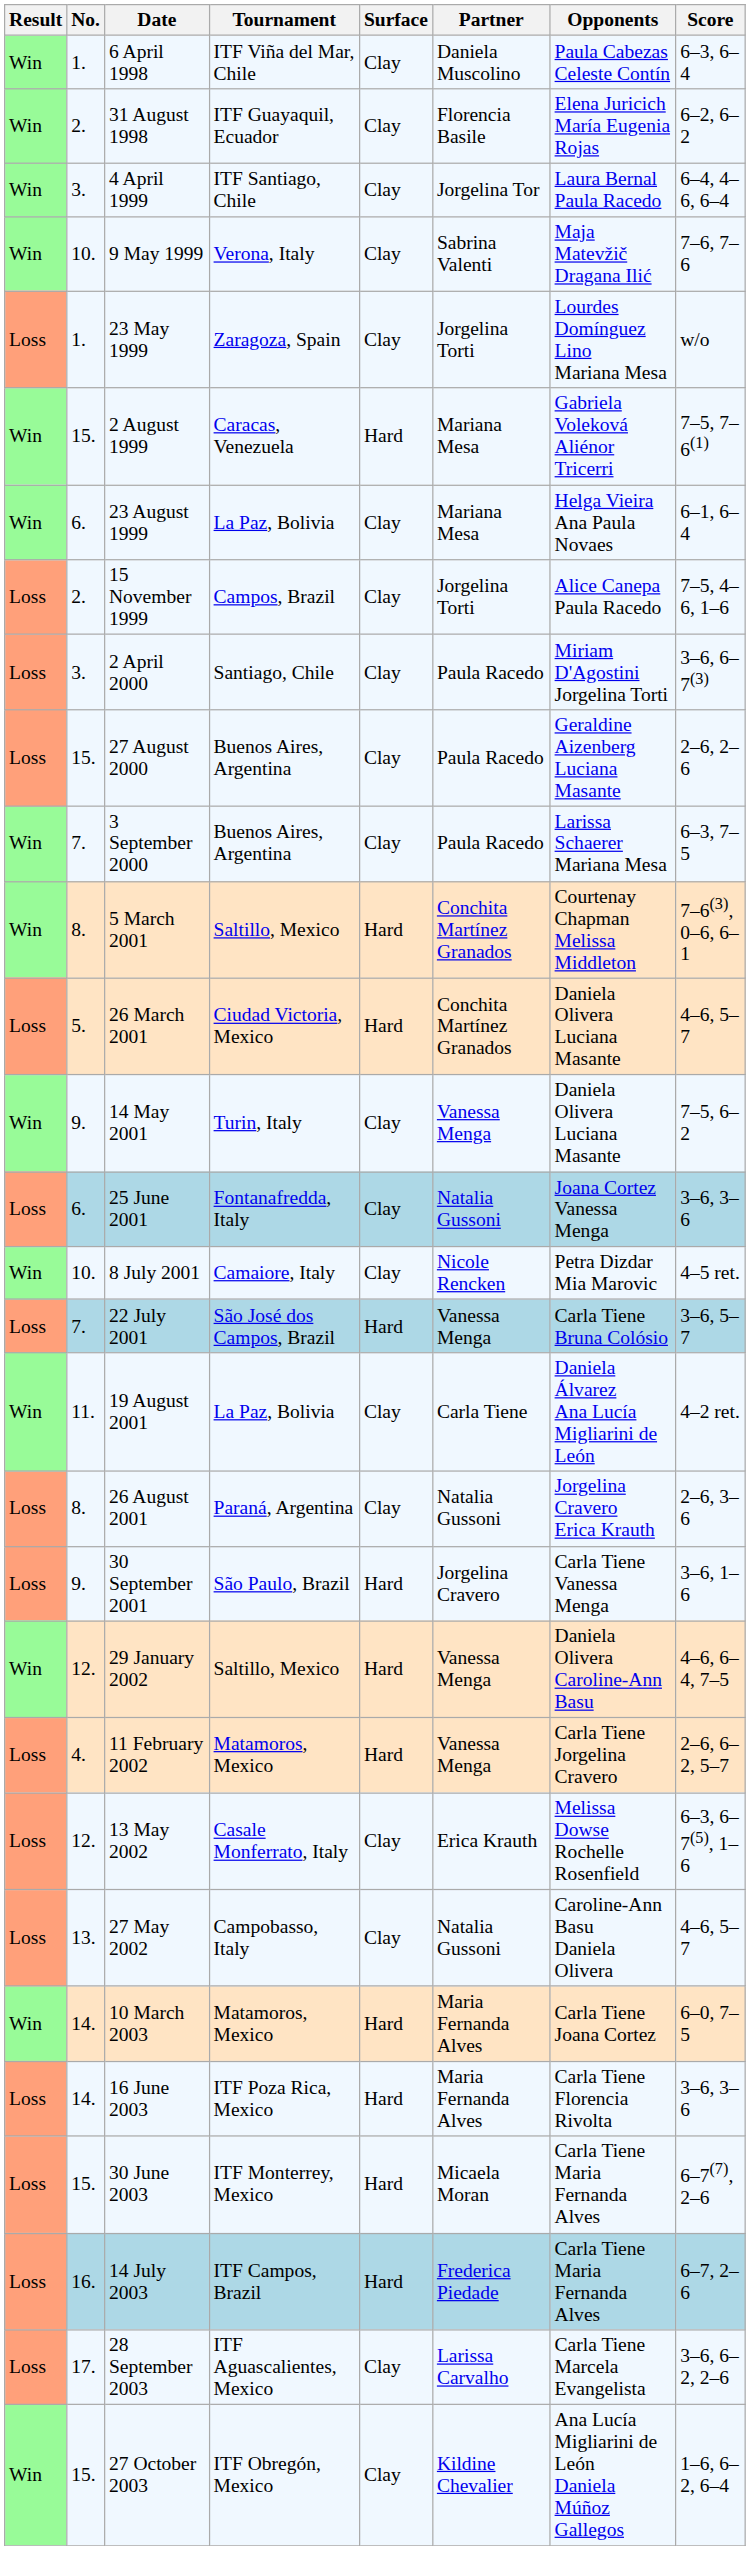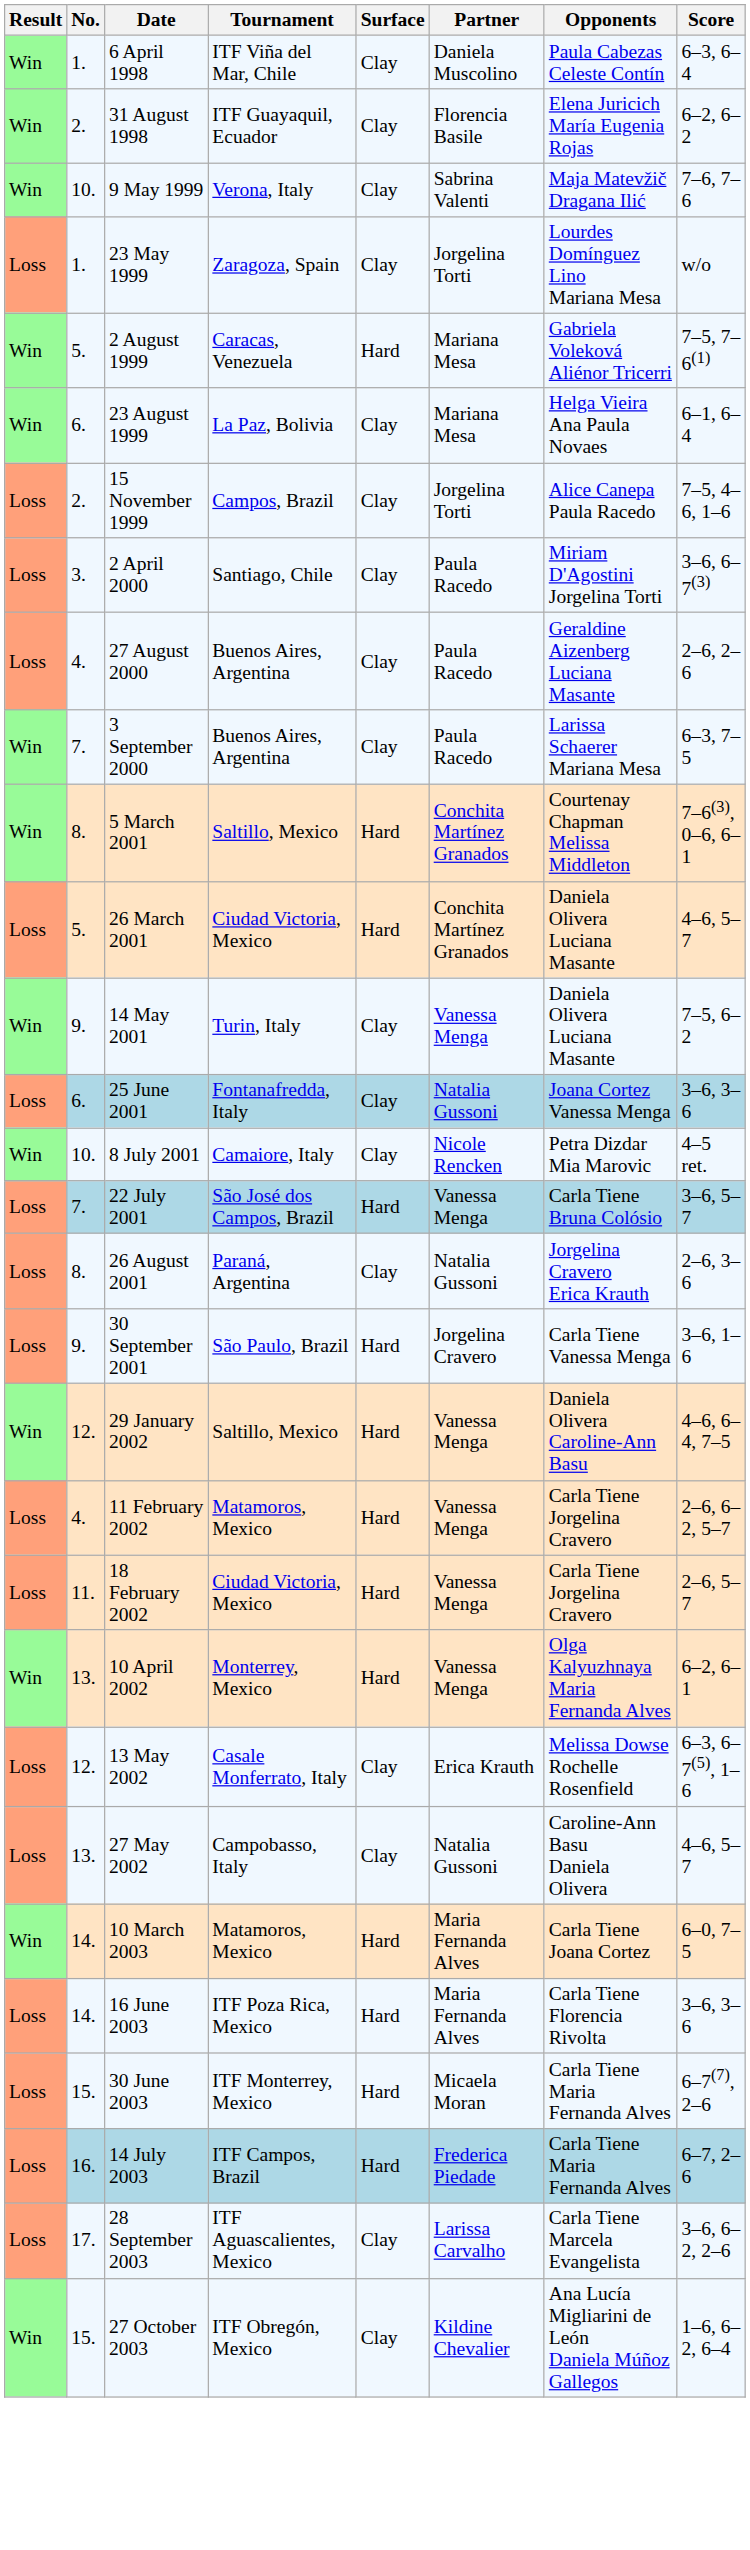- row: (136, 189)
(83, 436) 15. -> (79, 350) 5.
(83, 757) 15. -> (79, 660) 4.
- row: (149, 1411)
+ row: (144, 1592)
+ row: (141, 1678)
